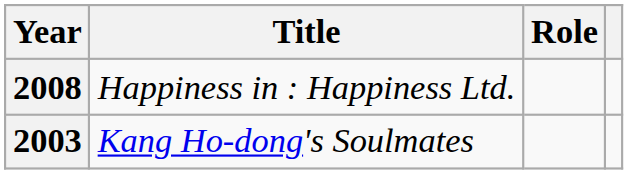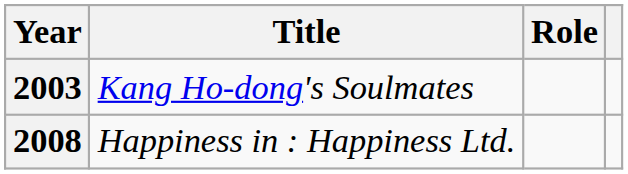rows swapped: (47, 140) <-> (47, 86)
